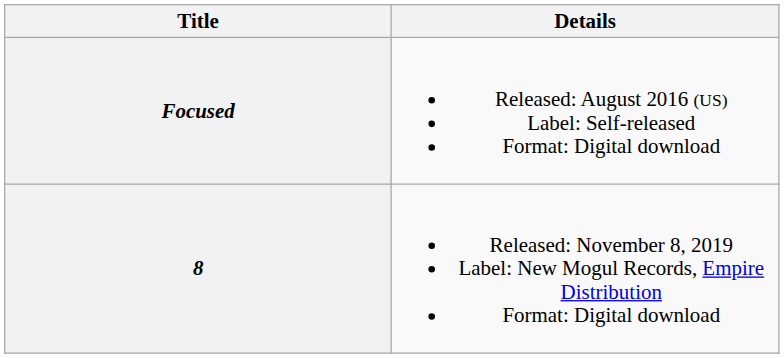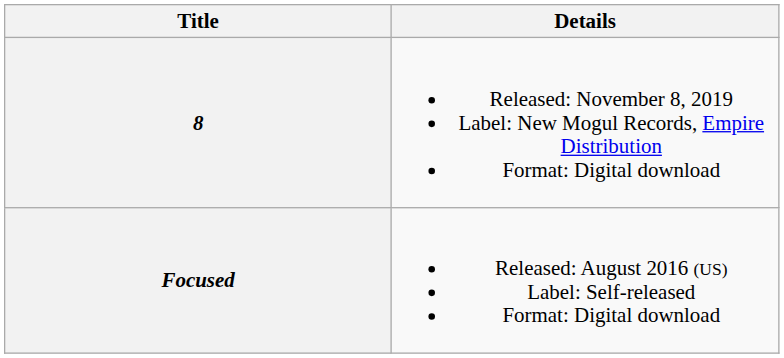rows swapped: (198, 110) <-> (198, 268)
